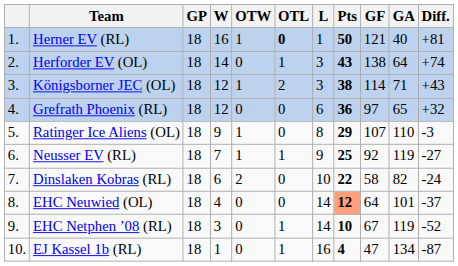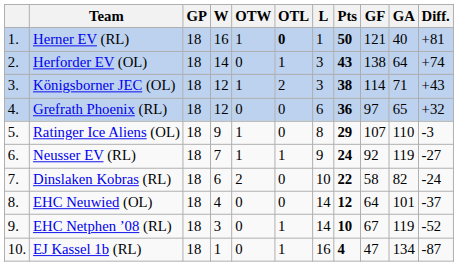(345, 156) 25 -> (345, 156) 24
(345, 202) lightsalmon background -> (345, 202) no background
